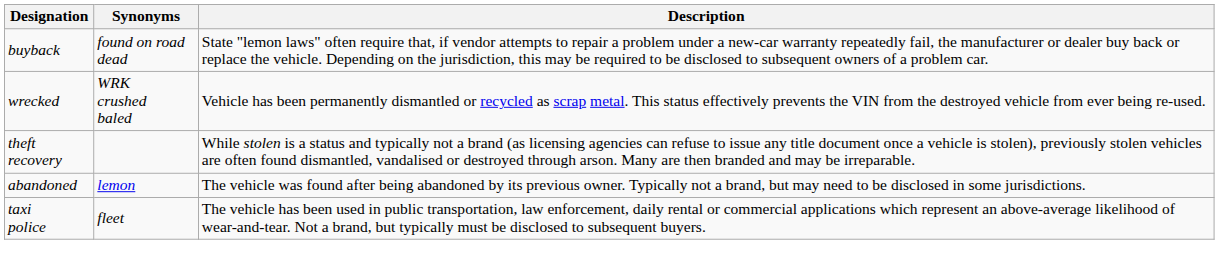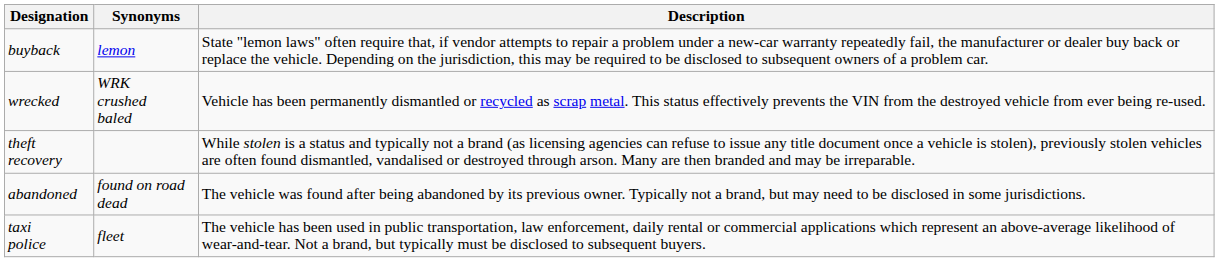(141, 50) found on road dead -> (116, 50) lemon
(116, 185) lemon -> (141, 193) found on road dead
